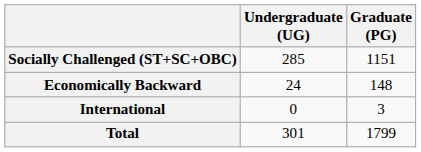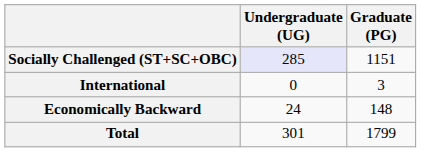(293, 59) no background -> (293, 59) lavender background
rows swapped: (123, 84) <-> (123, 109)
